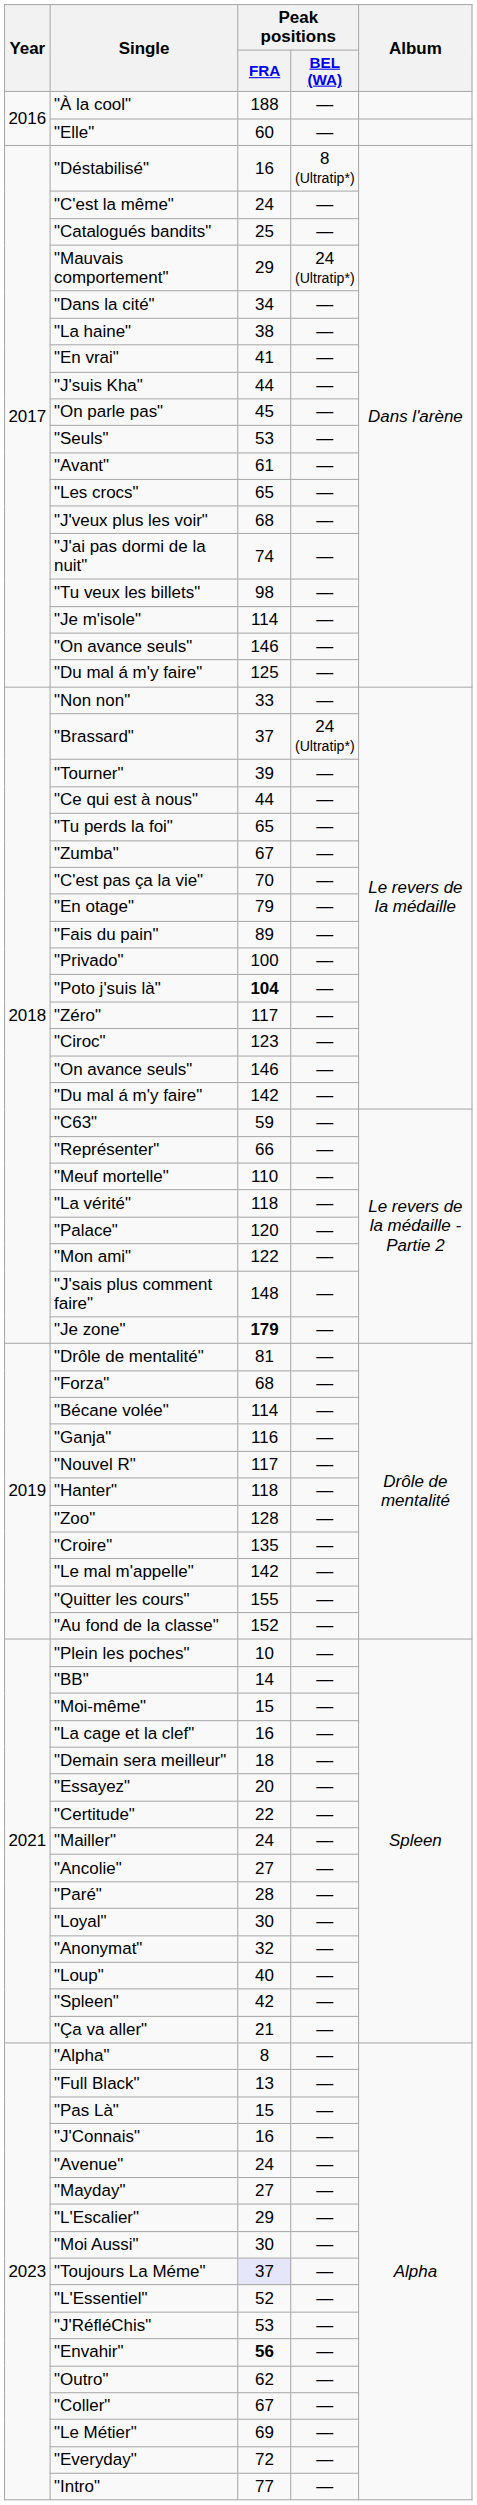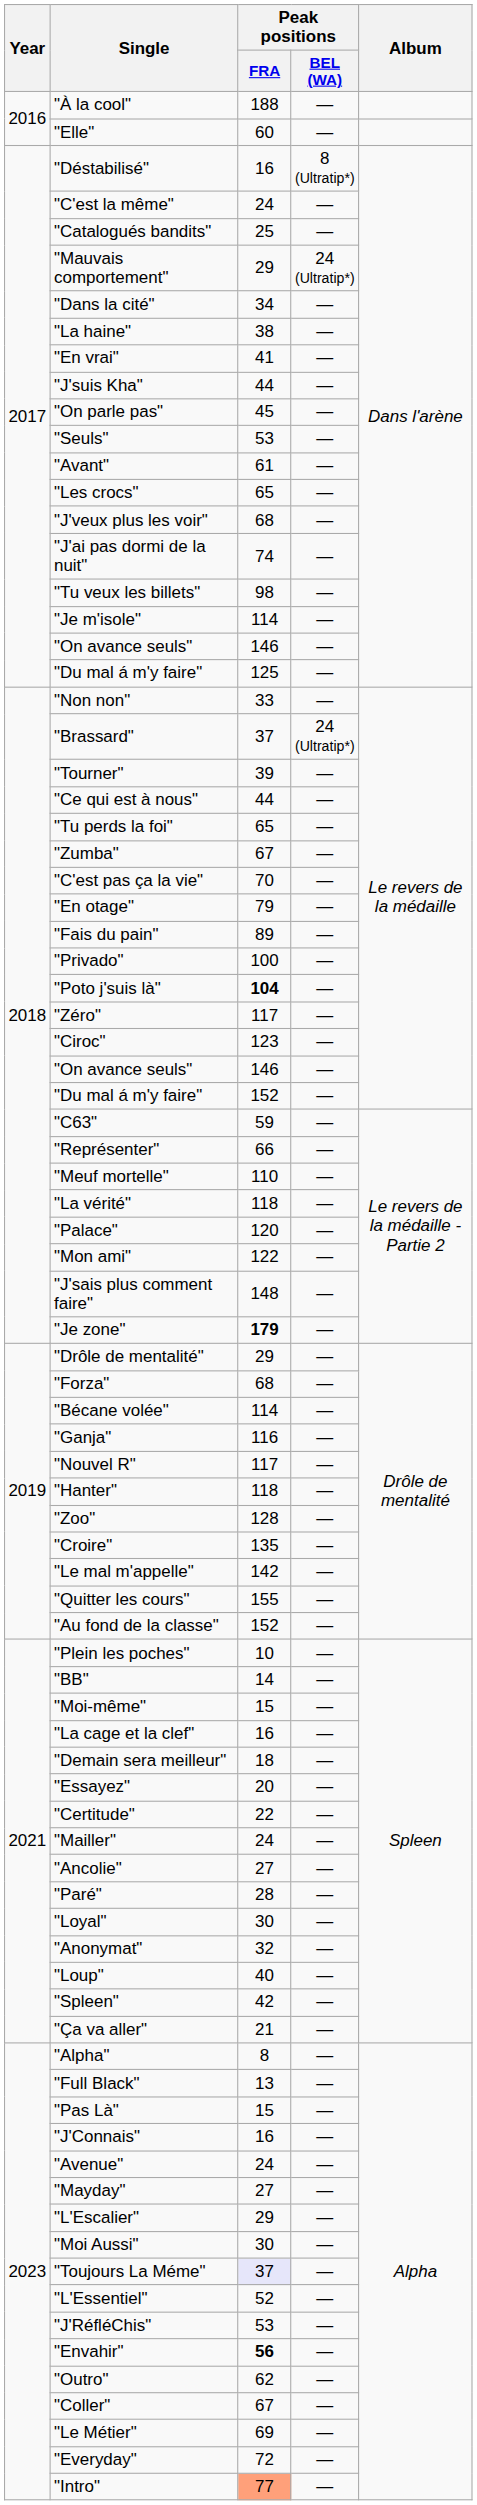(265, 1095) 142 -> (265, 1095) 152
(265, 1356) 81 -> (265, 1356) 29
(265, 2486) no background -> (265, 2486) lightsalmon background
